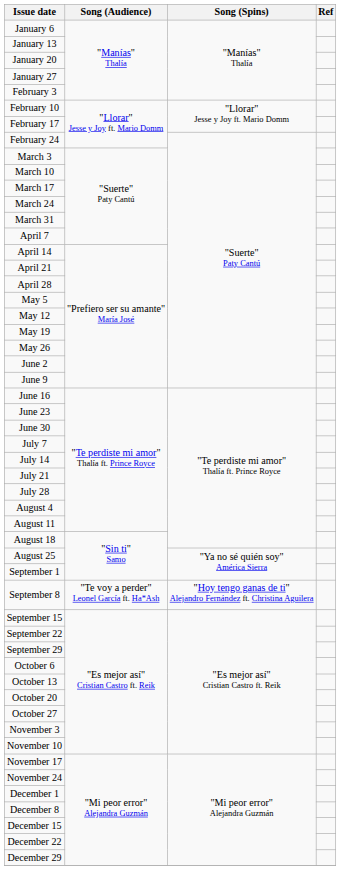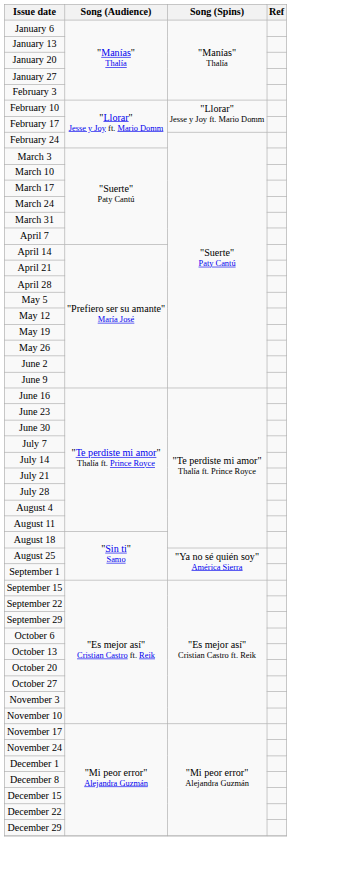- row: (34, 595)
